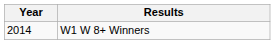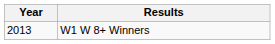(19, 30) 2014 -> (19, 30) 2013
